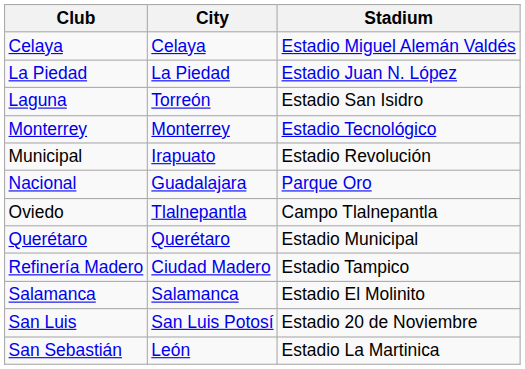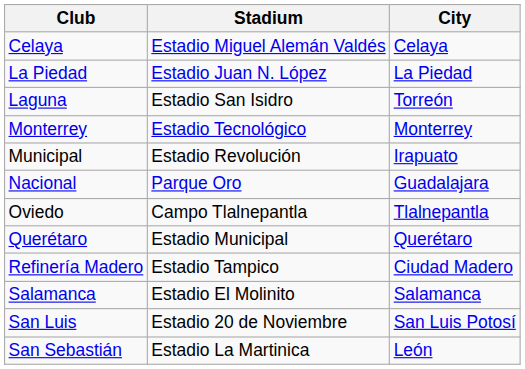columns swapped: (212, 18) <-> (399, 18)
